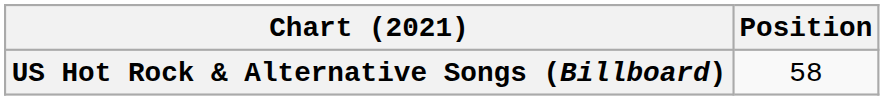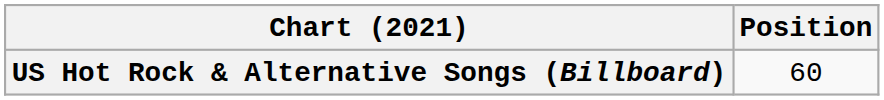(806, 73) 58 -> (806, 73) 60
